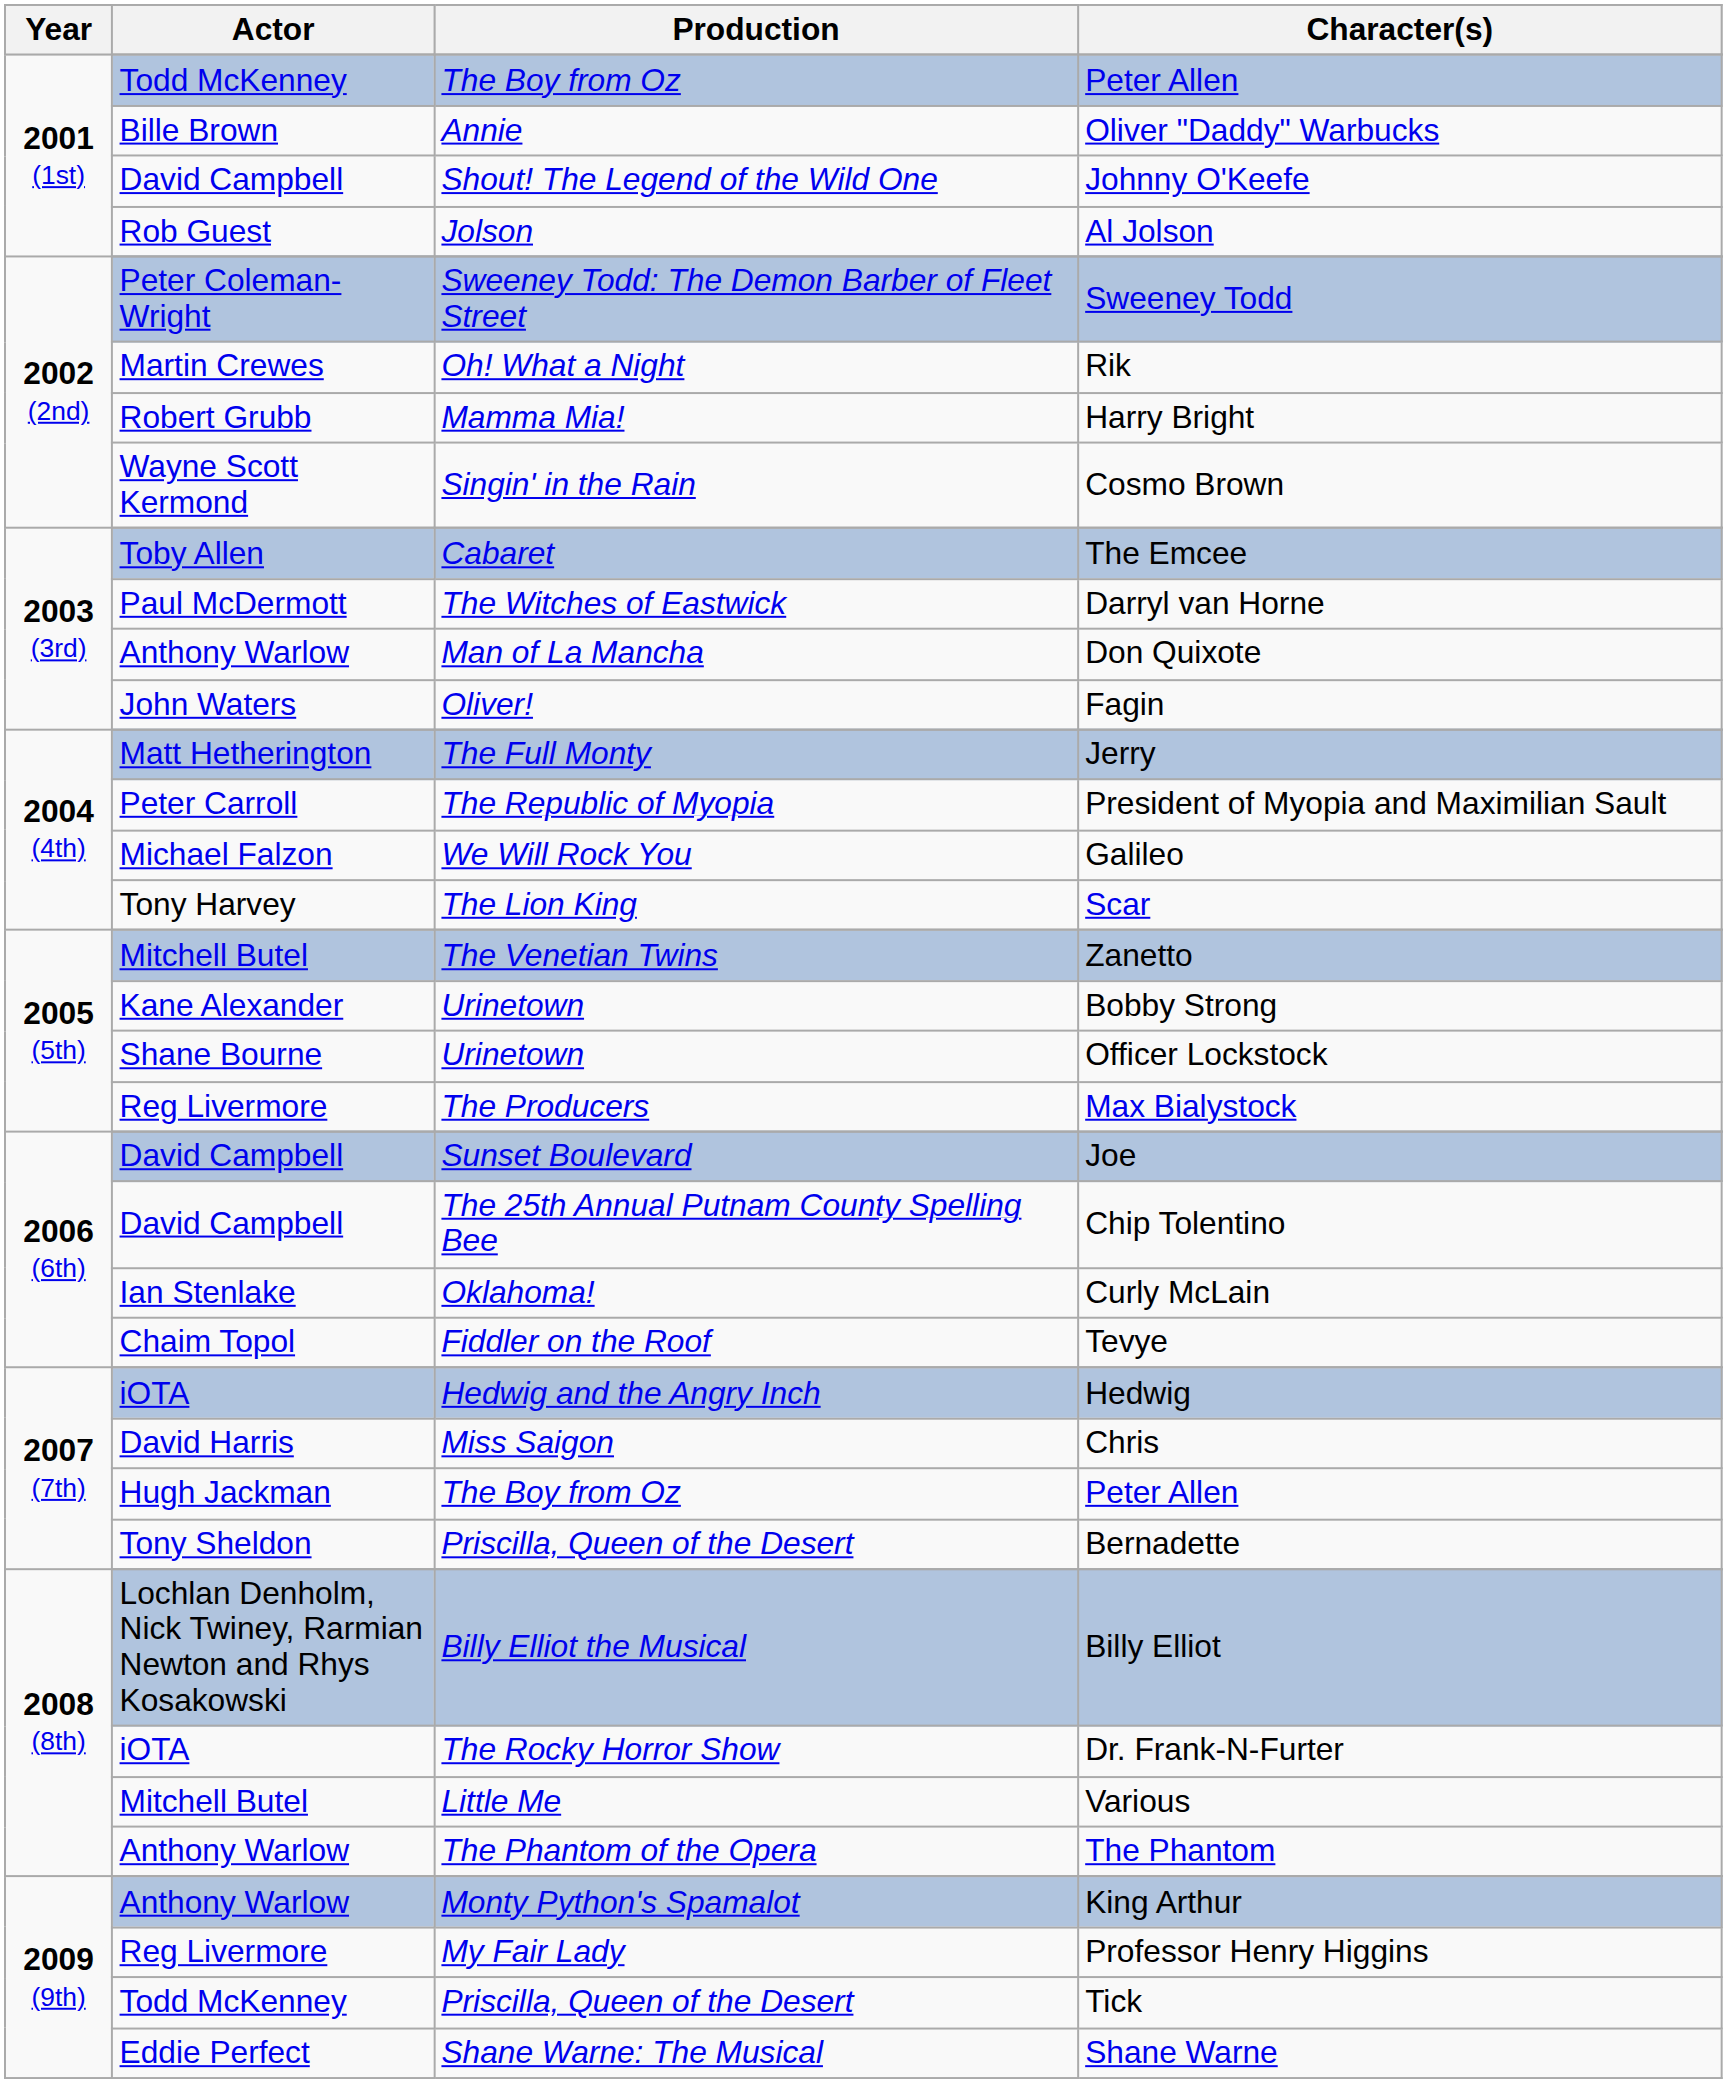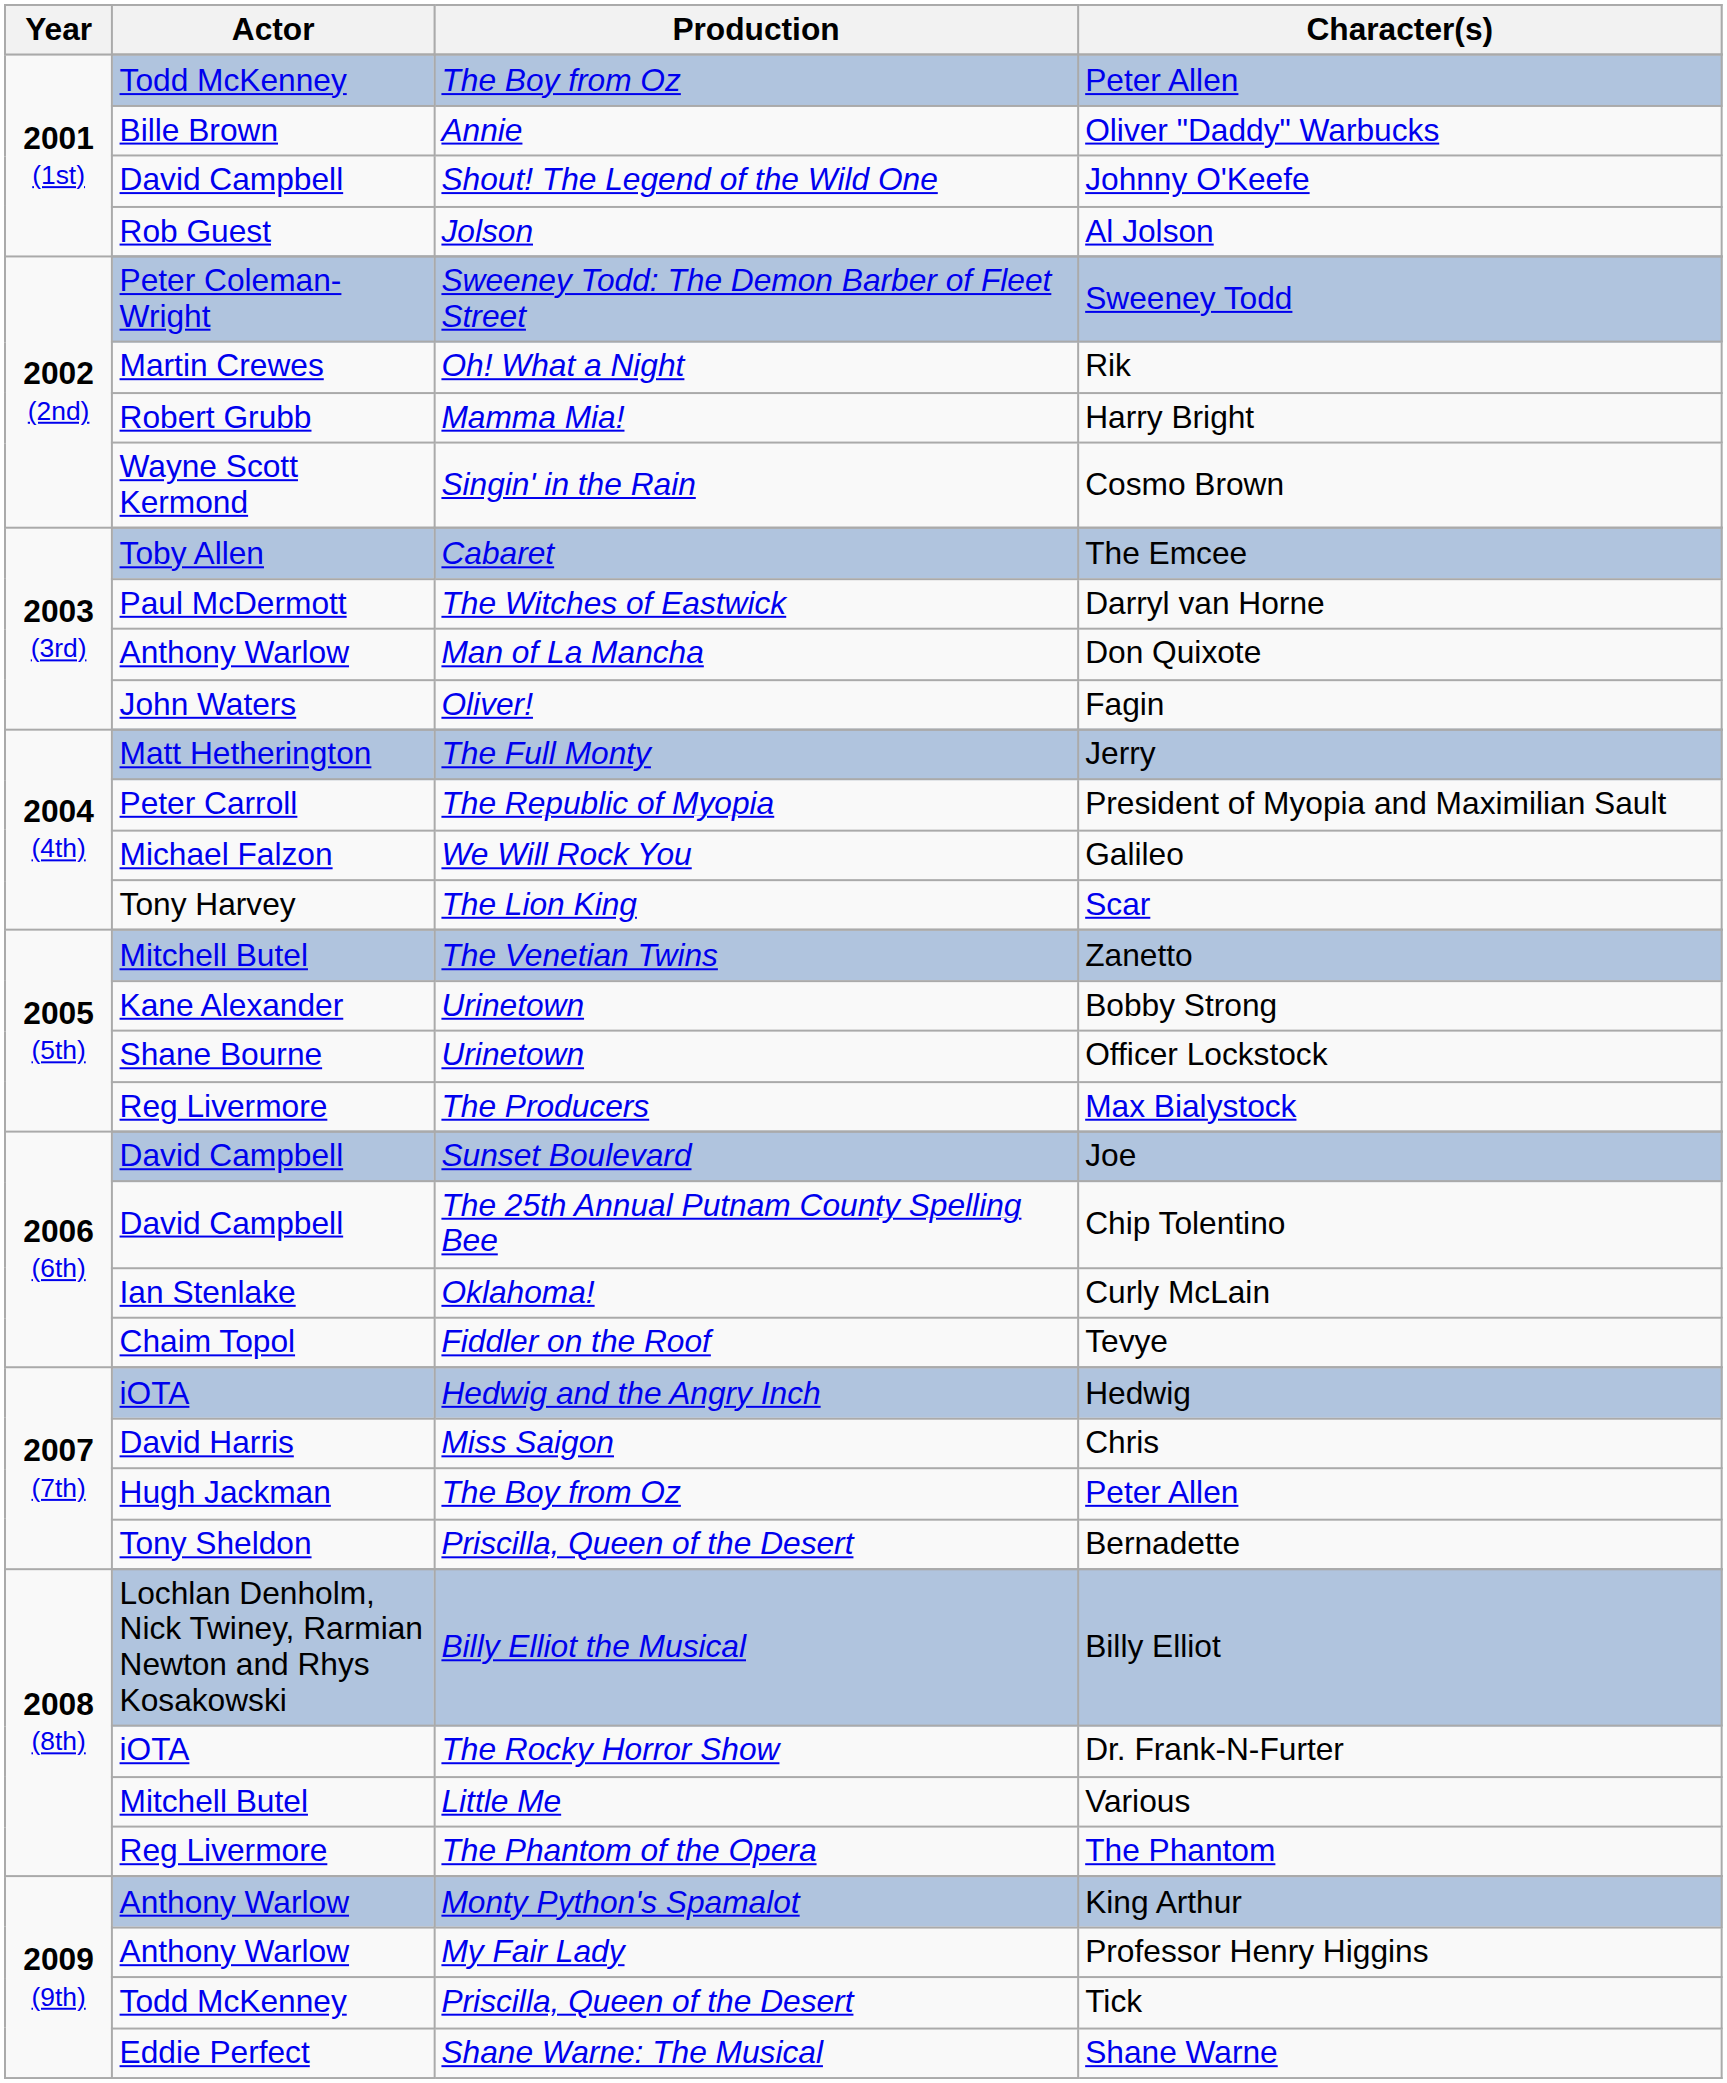(234, 1851) Anthony Warlow -> (223, 1851) Reg Livermore
(223, 1951) Reg Livermore -> (234, 1951) Anthony Warlow
